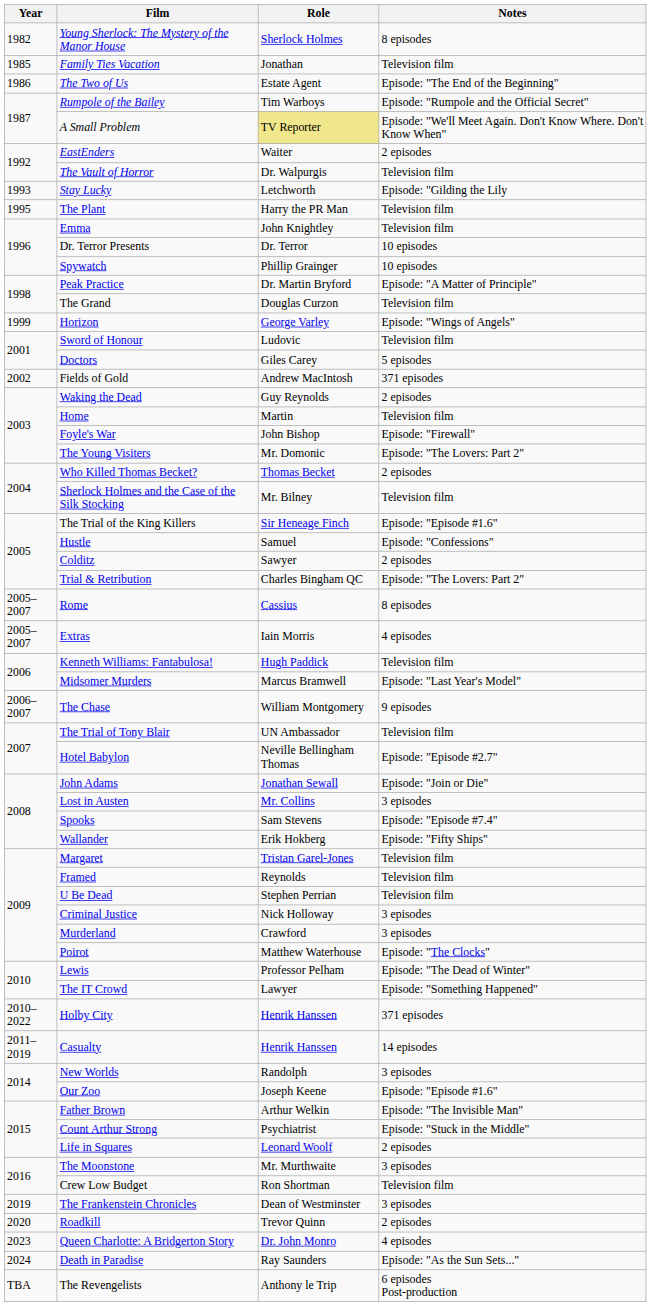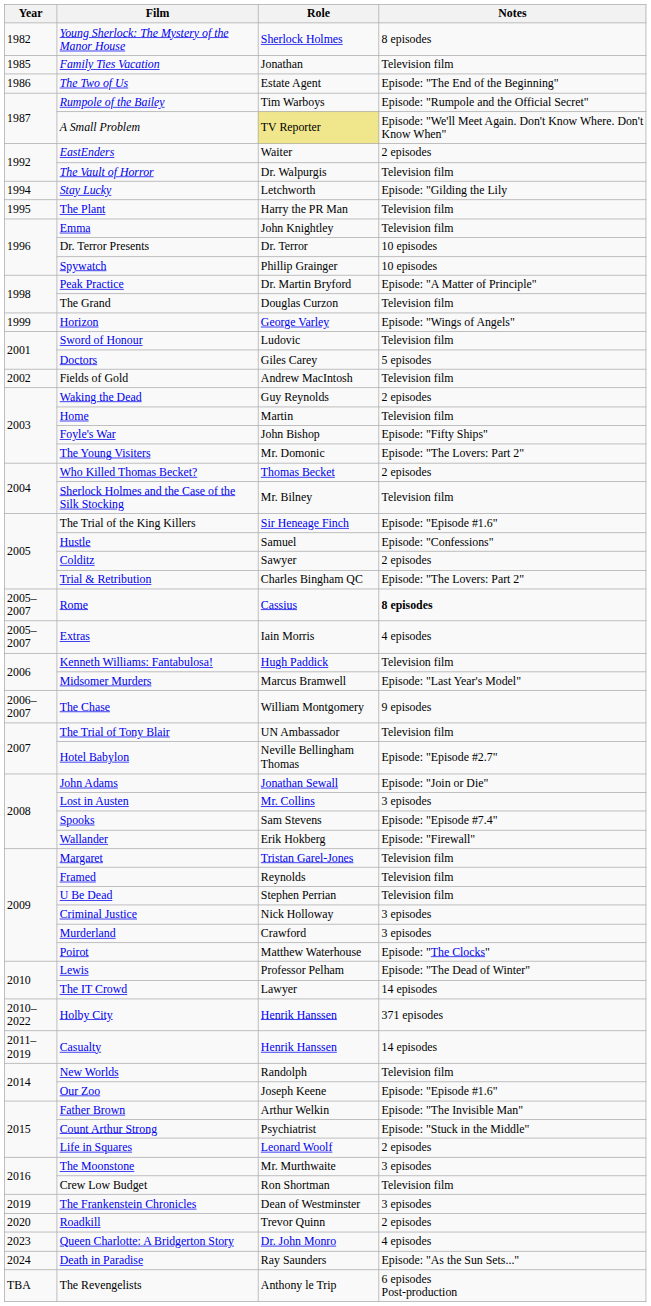(19, 190) 1993 -> (19, 190) 1994
(412, 378) 371 episodes -> (418, 378) Television film
(428, 434) Episode: "Firewall" -> (435, 434) Episode: "Fifty Ships"
(406, 605) normal -> (407, 605) bold
(435, 839) Episode: "Fifty Ships" -> (428, 839) Episode: "Firewall"
(460, 989) Episode: "Something Happened" -> (409, 989) 14 episodes
(406, 1072) 3 episodes -> (418, 1072) Television film
